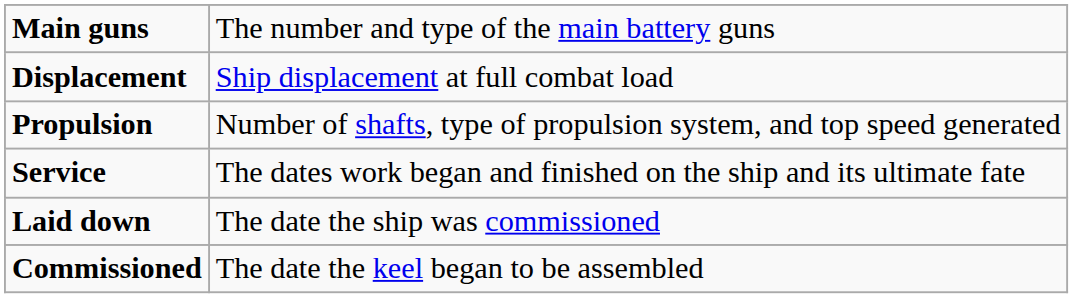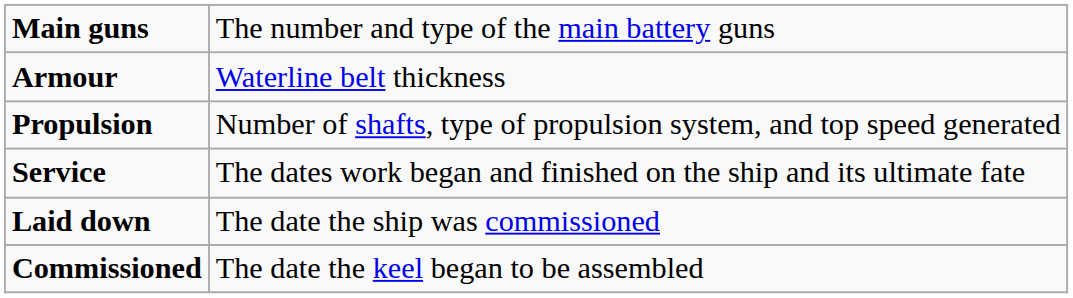+ row: (65, 76)
- row: (99, 76)
